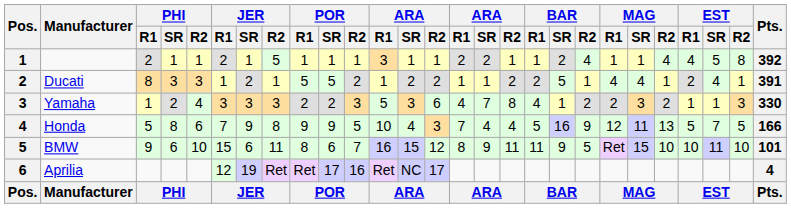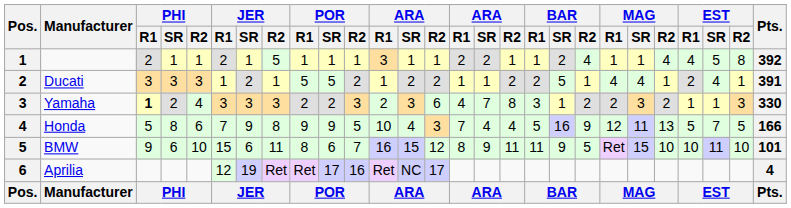(148, 81) 8 -> (148, 81) 3
(148, 103) normal -> (148, 103) bold
(384, 103) 5 -> (384, 103) 2
(537, 103) 4 -> (537, 103) 3
